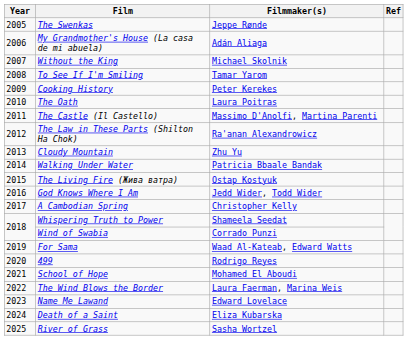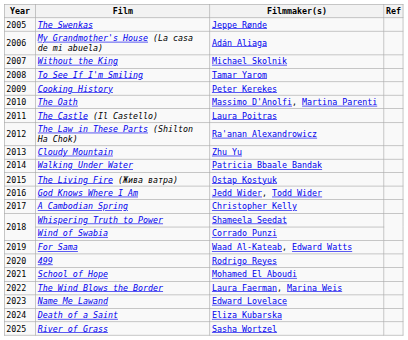(244, 102) Laura Poitras -> (295, 102) Massimo D'Anolfi, Martina Parenti
(295, 116) Massimo D'Anolfi, Martina Parenti -> (244, 116) Laura Poitras
